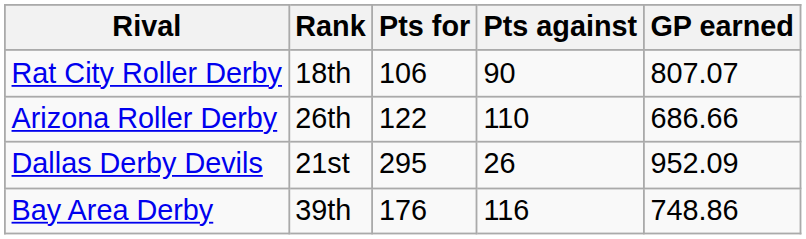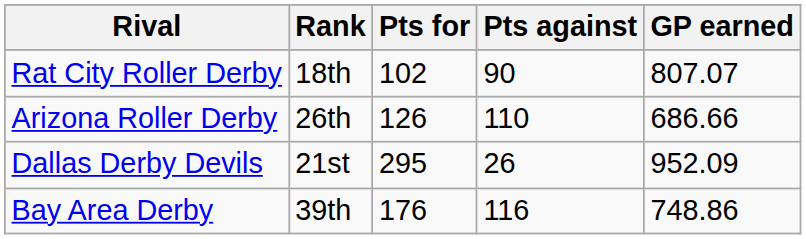(403, 73) 106 -> (403, 73) 102
(403, 118) 122 -> (403, 118) 126
